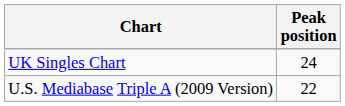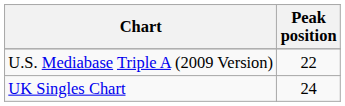rows swapped: (67, 62) <-> (141, 88)
